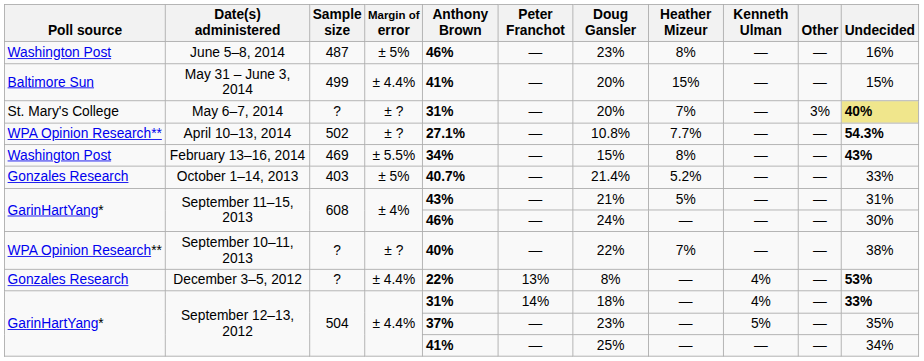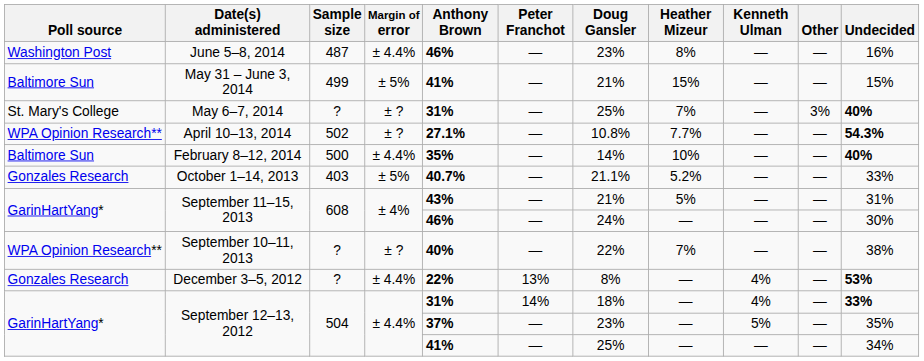(394, 52) ± 5% -> (394, 52) ± 4.4%
(394, 82) ± 4.4% -> (394, 82) ± 5%
(611, 82) 20% -> (611, 82) 21%
(611, 111) 20% -> (611, 111) 25%
(858, 111) khaki background -> (858, 111) no background
- row: (238, 155)
+ row: (238, 155)
(611, 177) 21.4% -> (611, 177) 21.1%
